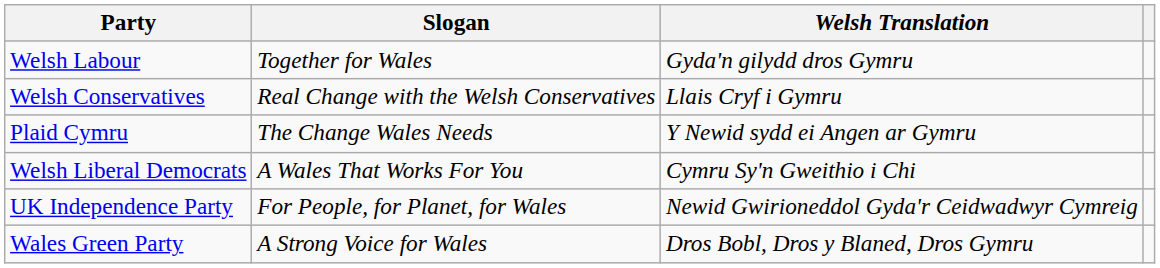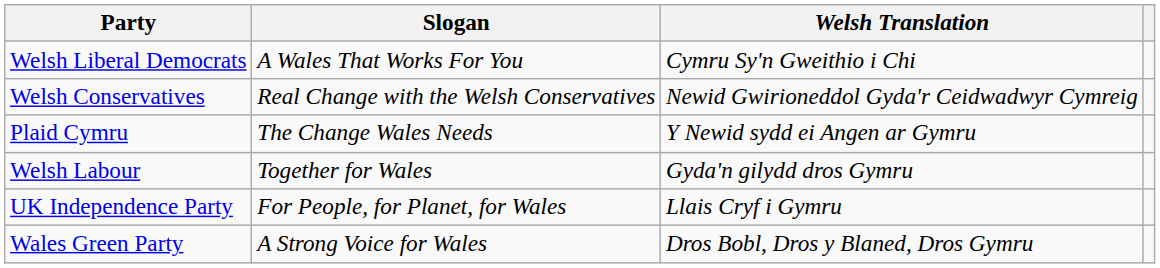rows swapped: (75, 59) <-> (128, 170)
(754, 96) Llais Cryf i Gymru -> (902, 96) Newid Gwirioneddol Gyda'r Ceidwadwyr Cymreig
(902, 206) Newid Gwirioneddol Gyda'r Ceidwadwyr Cymreig -> (754, 206) Llais Cryf i Gymru
